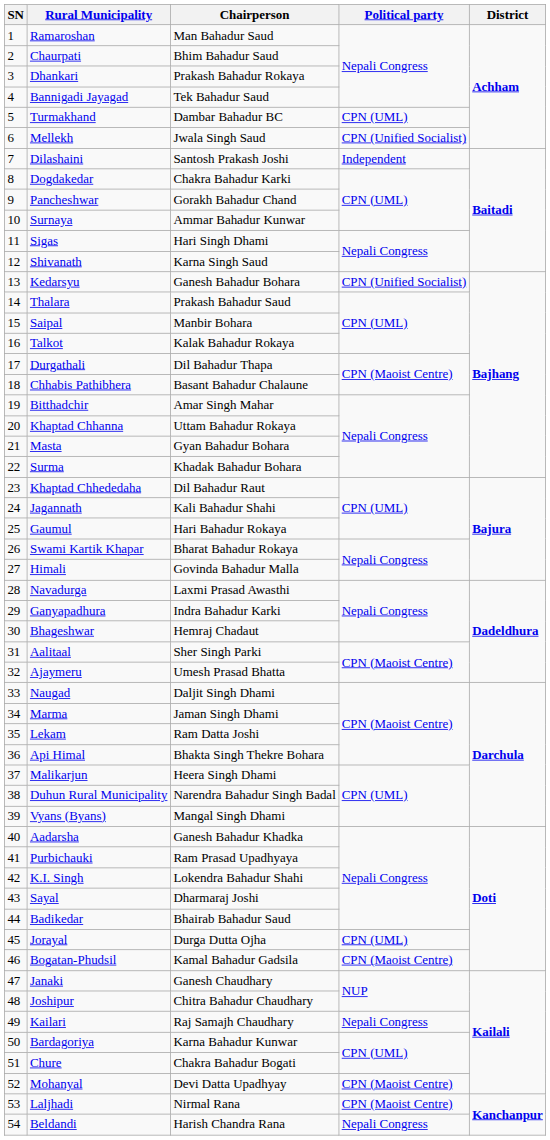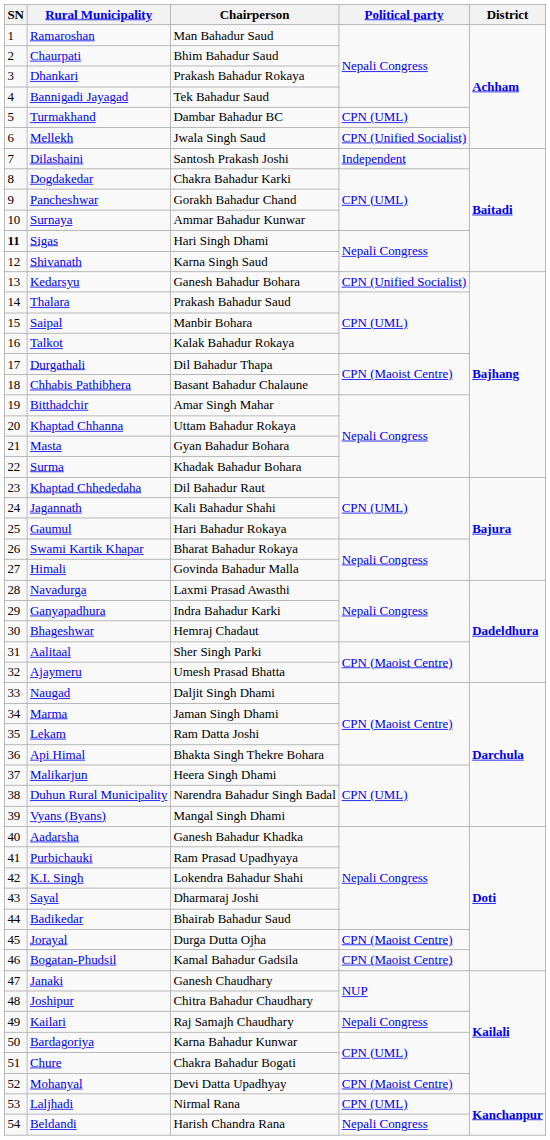(14, 240) normal -> (14, 240) bold
(375, 939) CPN (UML) -> (397, 939) CPN (Maoist Centre)
(397, 1104) CPN (Maoist Centre) -> (375, 1104) CPN (UML)
